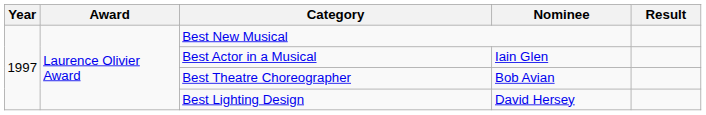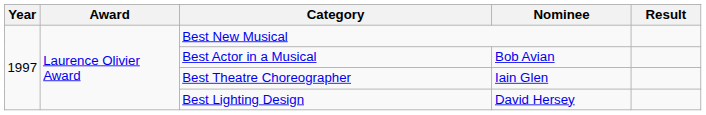(522, 57) Iain Glen -> (525, 57) Bob Avian
(525, 78) Bob Avian -> (522, 78) Iain Glen
